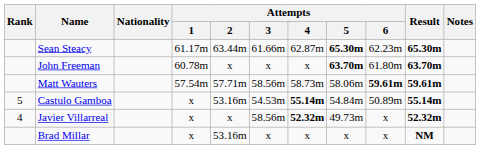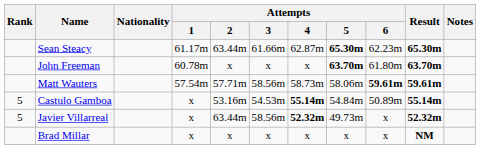(20, 118) 4 -> (20, 118) 5
(230, 118) x -> (230, 118) 63.44m
(230, 135) 53.16m -> (230, 135) x
